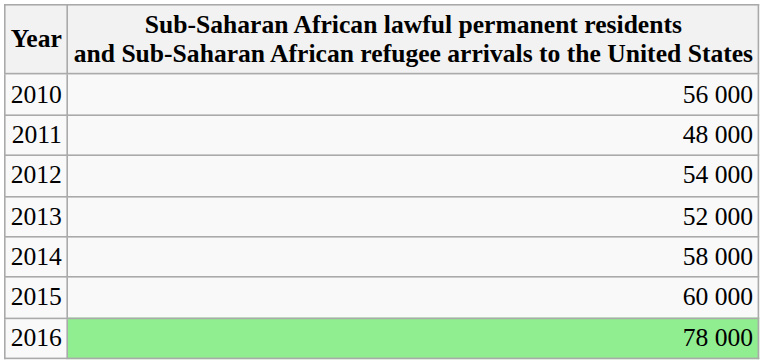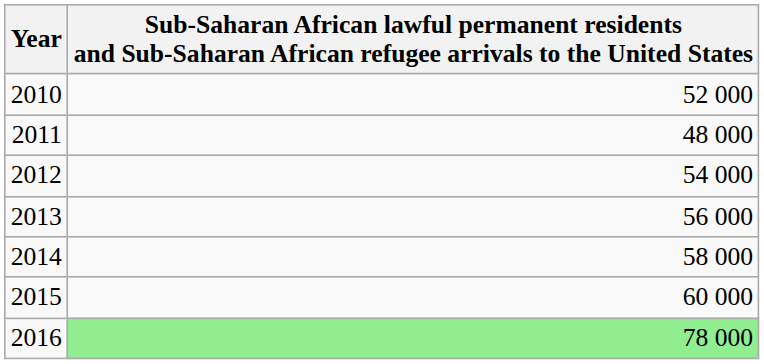(718, 94) 56 000 -> (718, 94) 52 000
(718, 216) 52 000 -> (718, 216) 56 000
